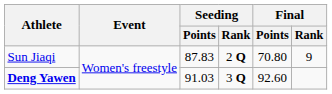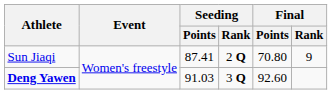(199, 57) 87.83 -> (199, 57) 87.41
